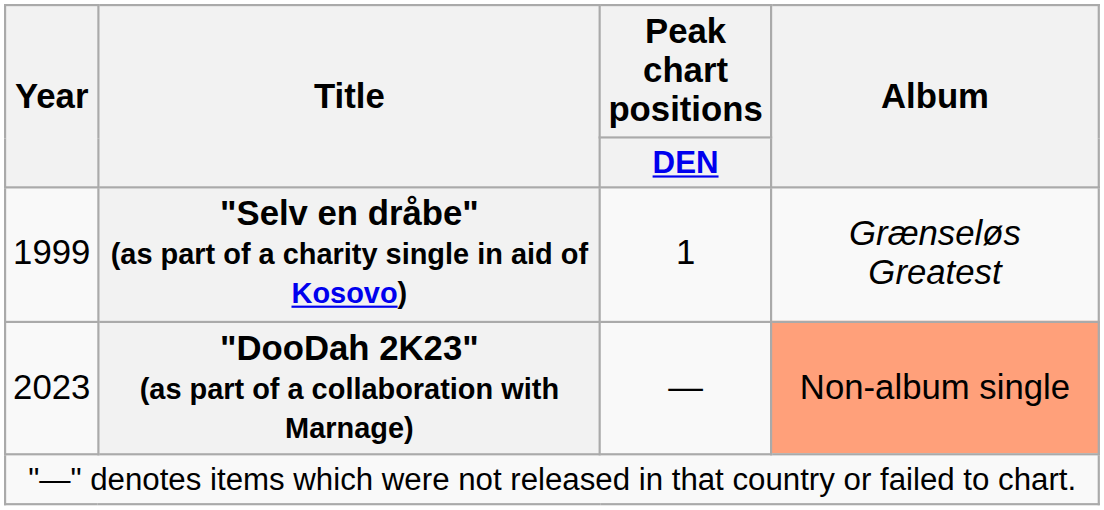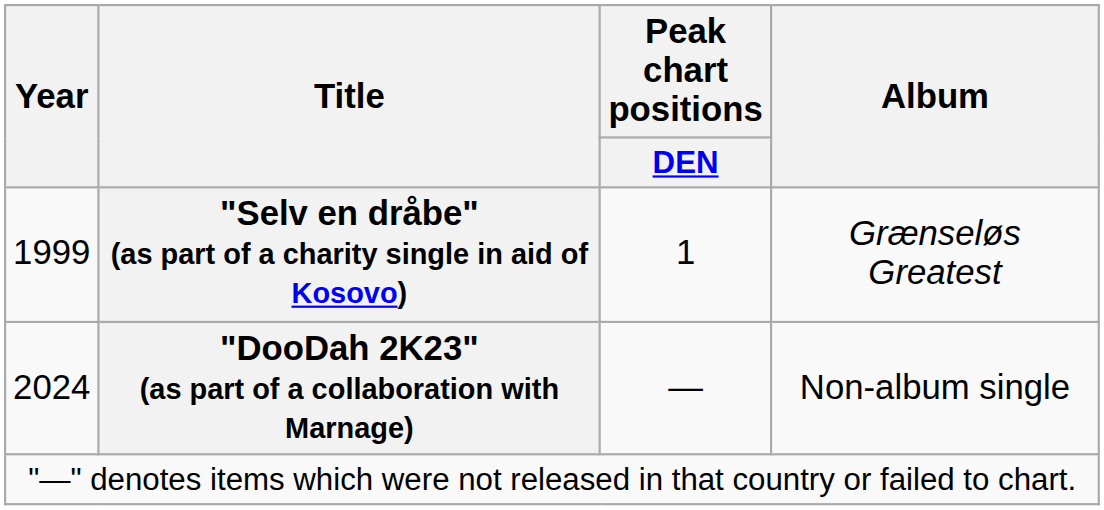(52, 386) 2023 -> (52, 386) 2024
(935, 386) lightsalmon background -> (935, 386) no background
